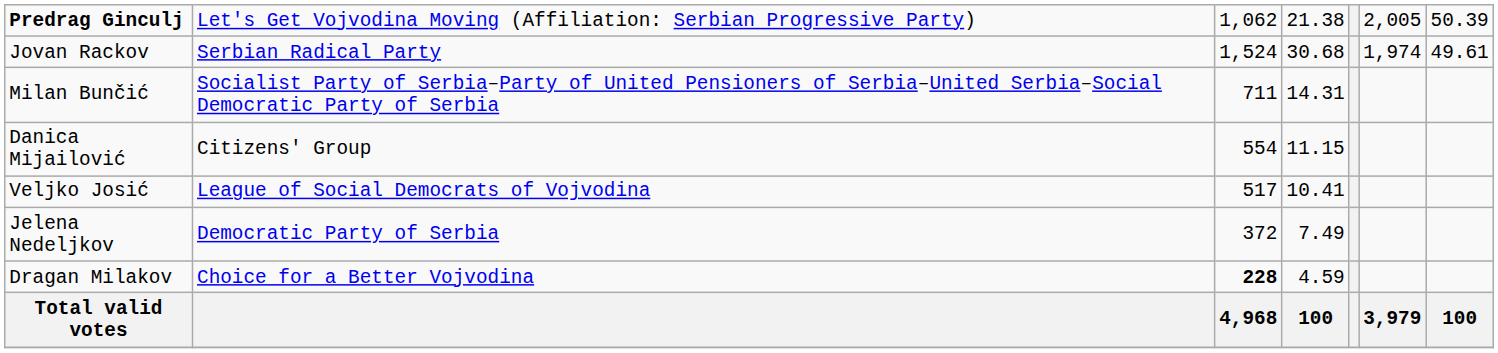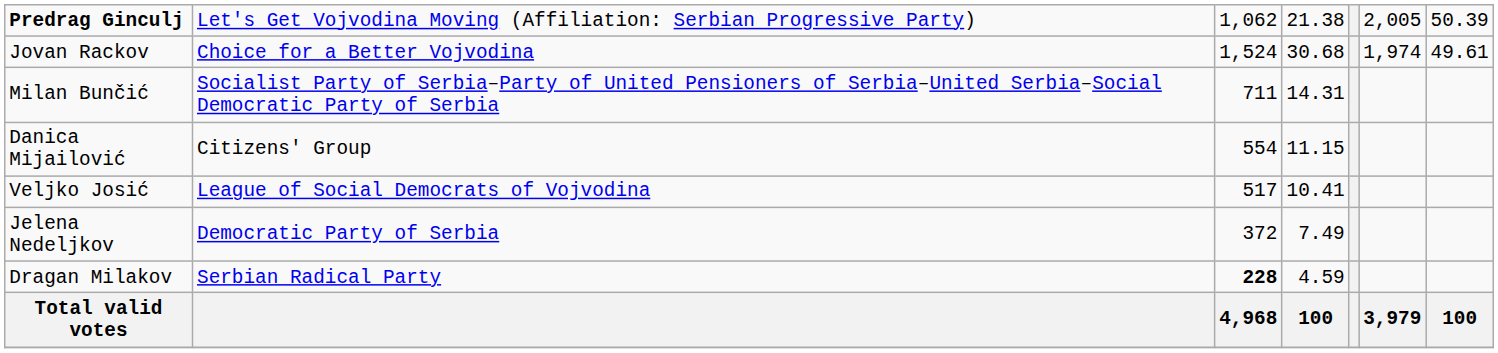(319, 52) Serbian Radical Party -> (366, 52) Choice for a Better Vojvodina
(366, 277) Choice for a Better Vojvodina -> (319, 277) Serbian Radical Party
